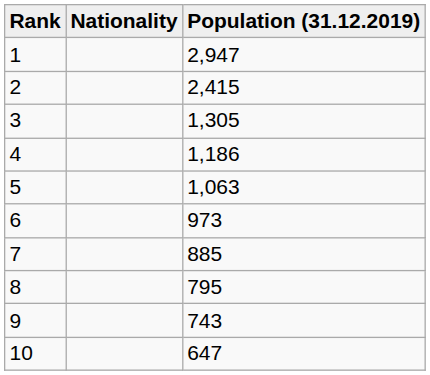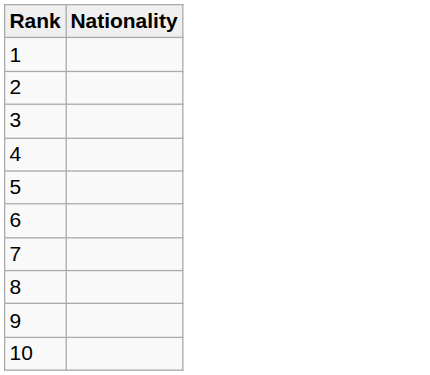- column: (304, 21)
